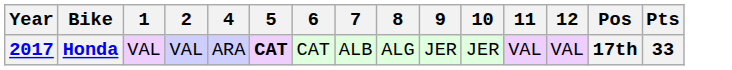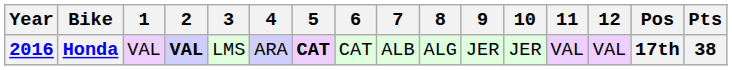+ column: (229, 20)
(31, 50) 2017 -> (31, 50) 2016
(186, 50) normal -> (186, 50) bold
(663, 50) 33 -> (705, 50) 38
